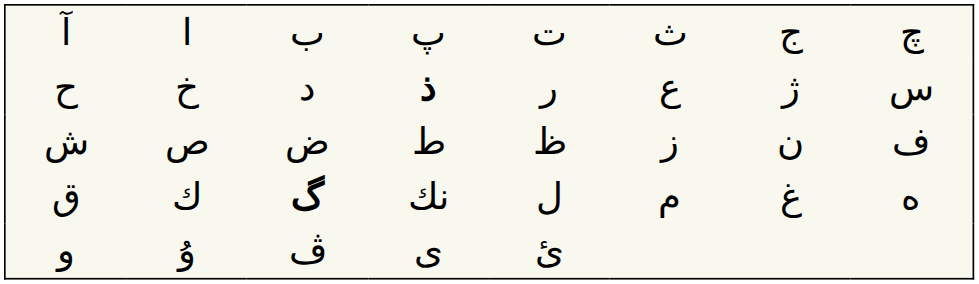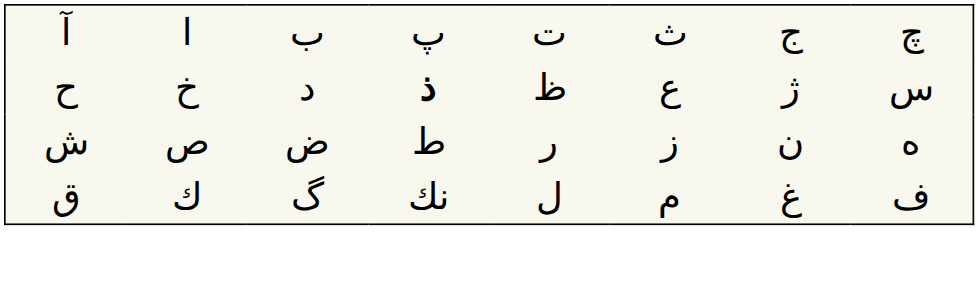(549, 87) ر -> (549, 87) ظ
(549, 142) ظ -> (549, 142) ر
(911, 142) ف -> (911, 142) ه
(308, 196) bold -> (308, 196) normal
(911, 196) ه -> (911, 196) ف
- row: (66, 251)
